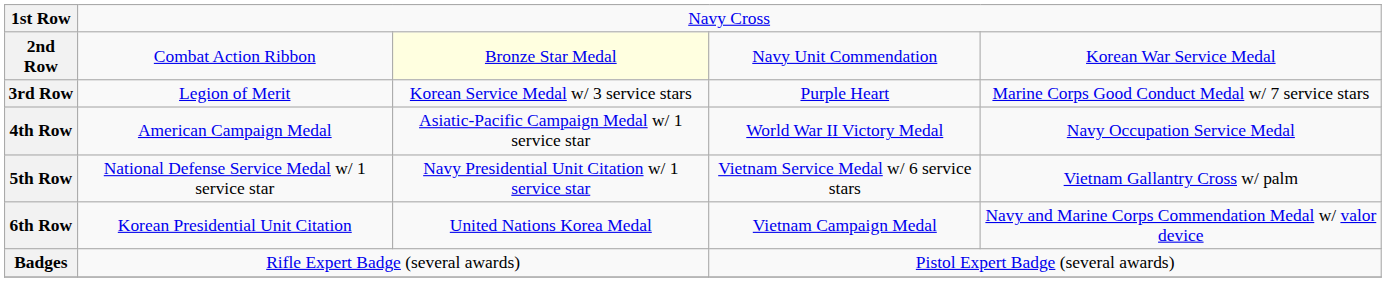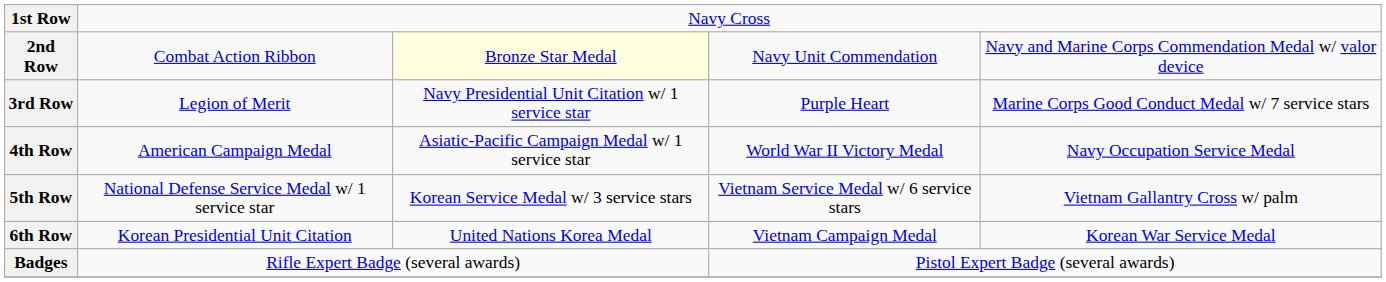(1181, 55) Korean War Service Medal -> (1181, 55) Navy and Marine Corps Commendation Medal w/ valor device
(551, 93) Korean Service Medal w/ 3 service stars -> (551, 103) Navy Presidential Unit Citation w/ 1 service star
(551, 178) Navy Presidential Unit Citation w/ 1 service star -> (551, 197) Korean Service Medal w/ 3 service stars
(1181, 225) Navy and Marine Corps Commendation Medal w/ valor device -> (1181, 235) Korean War Service Medal
